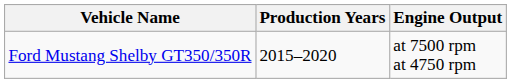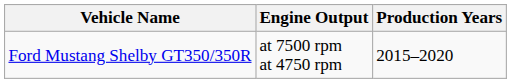columns swapped: (322, 18) <-> (448, 18)
